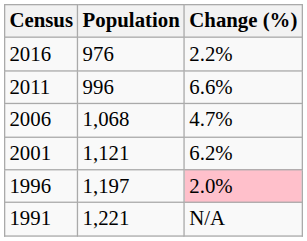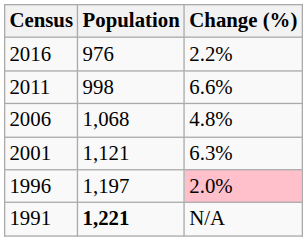(98, 86) 996 -> (98, 86) 998
(211, 119) 4.7% -> (211, 119) 4.8%
(211, 152) 6.2% -> (211, 152) 6.3%
(106, 218) normal -> (106, 218) bold
